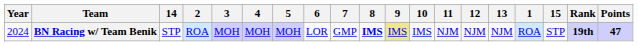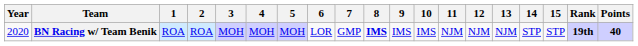columns swapped: (529, 13) <-> (171, 13)
(18, 31) 2024 -> (18, 31) 2020
(397, 31) khaki background -> (402, 31) no background
(615, 31) 47 -> (615, 31) 40
